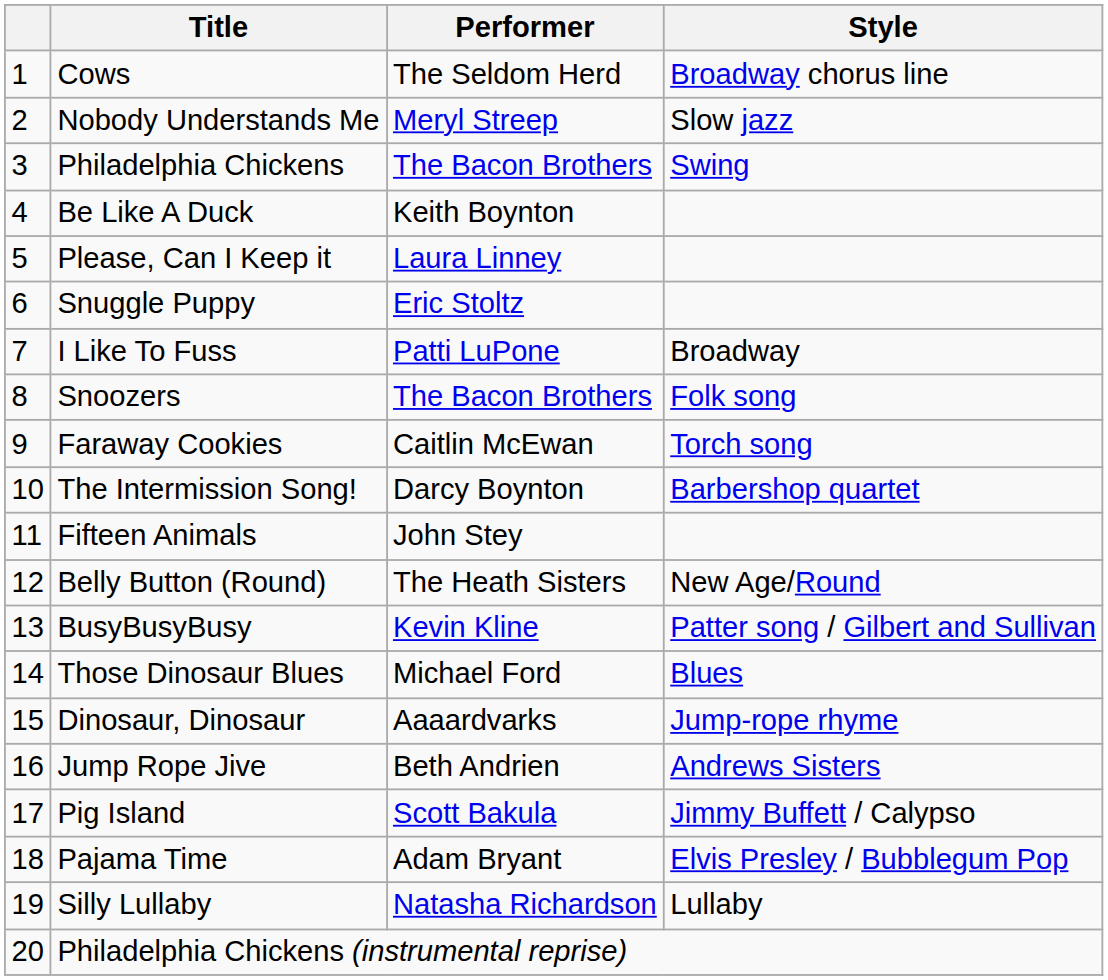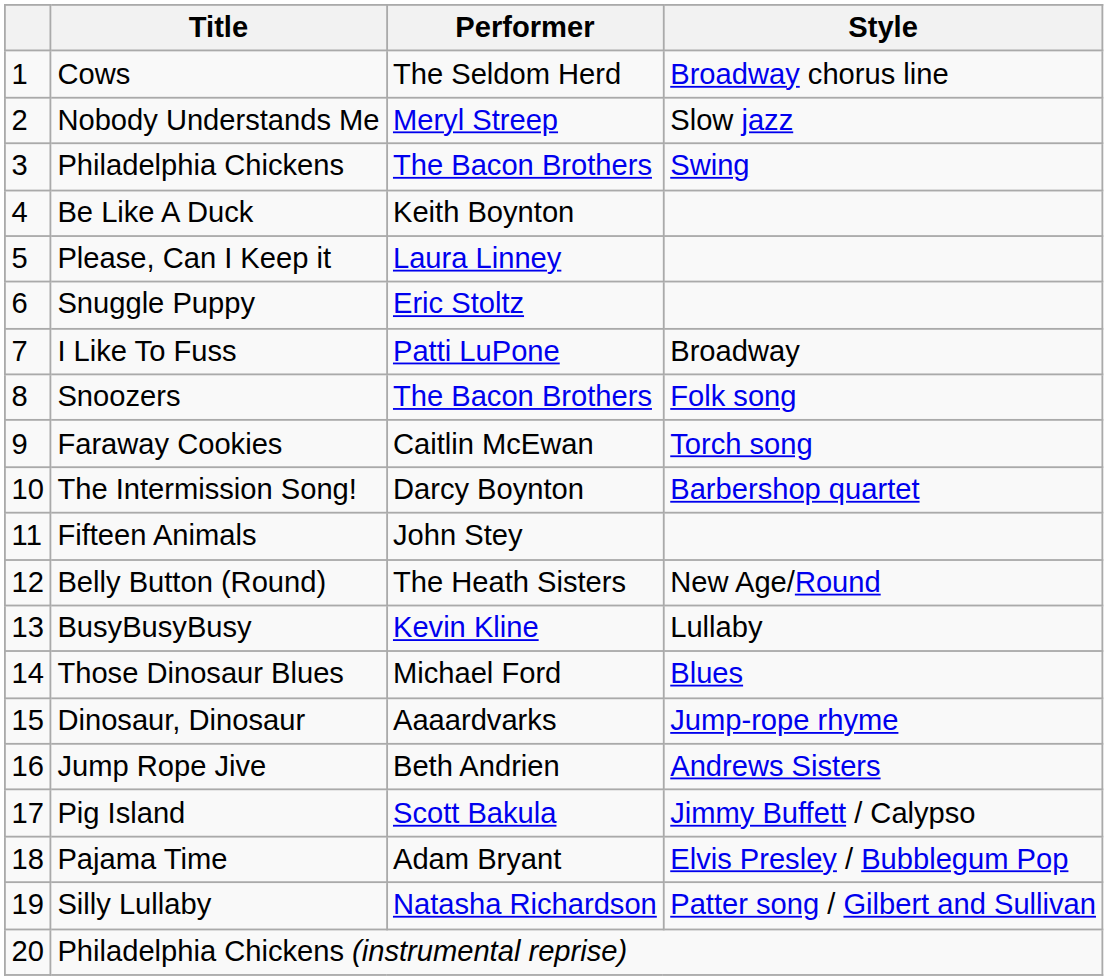(883, 627) Patter song / Gilbert and Sullivan -> (716, 627) Lullaby
(716, 905) Lullaby -> (883, 905) Patter song / Gilbert and Sullivan
